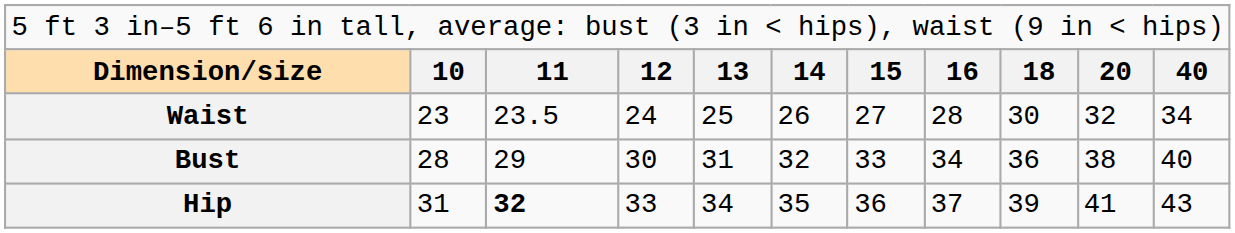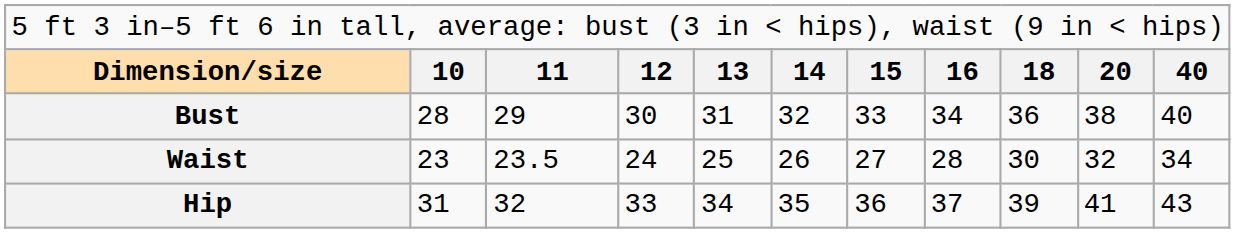rows swapped: (208, 161) <-> (208, 116)
(510, 205) bold -> (510, 205) normal
